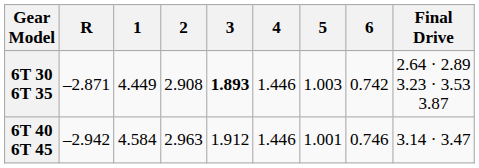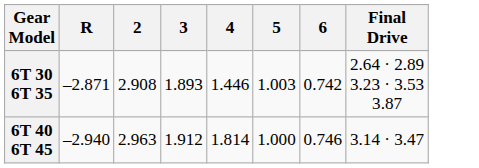- column: (137, 27)
(230, 83) bold -> (184, 83) normal
(87, 139) –2.942 -> (87, 139) –2.940
(276, 139) 1.446 -> (230, 139) 1.814
(323, 139) 1.001 -> (276, 139) 1.000
